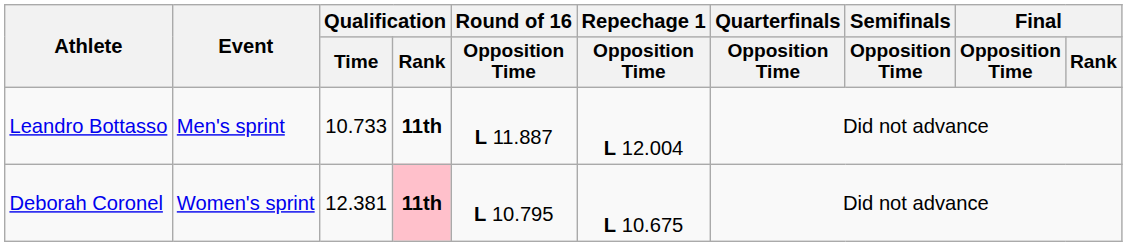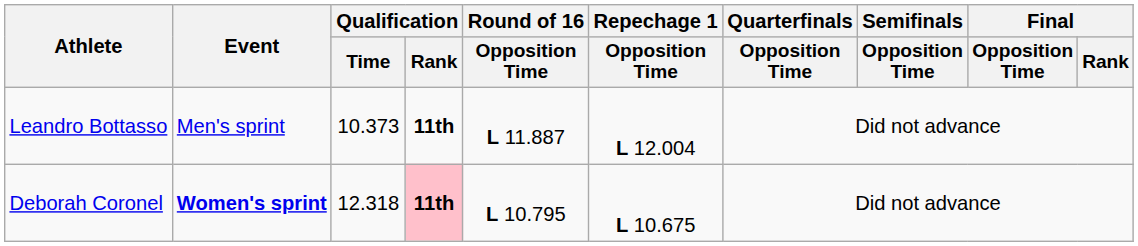(356, 126) 10.733 -> (368, 126) 10.373
(246, 203) normal -> (252, 203) bold
(356, 203) 12.381 -> (368, 203) 12.318
